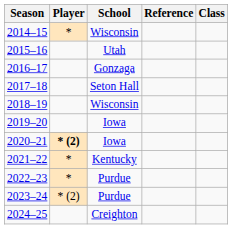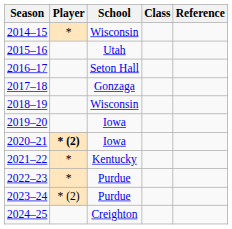columns swapped: (212, 13) <-> (169, 13)
(114, 68) Gonzaga -> (114, 68) Seton Hall
(114, 86) Seton Hall -> (114, 86) Gonzaga
